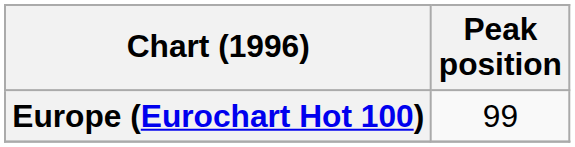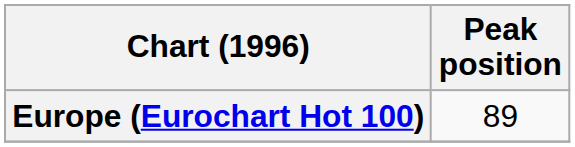(500, 115) 99 -> (500, 115) 89
